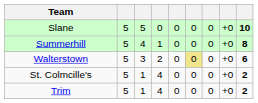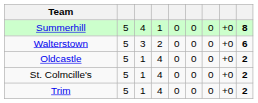- row: (61, 28)
(194, 59) khaki background -> (194, 43) no background
+ row: (61, 59)
